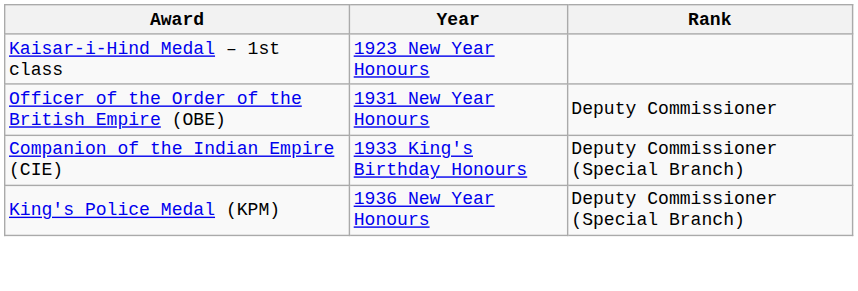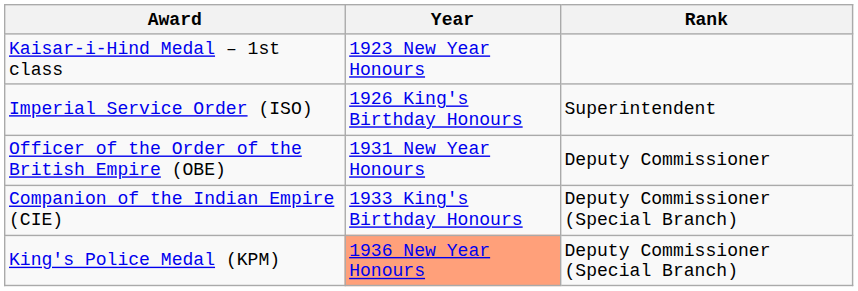+ row: (161, 110)
(424, 210) no background -> (420, 260) lightsalmon background
